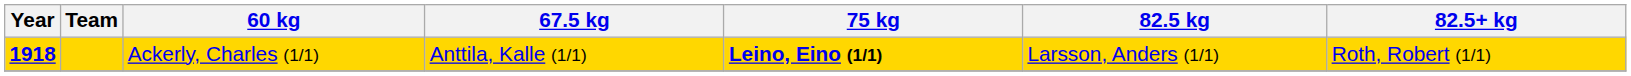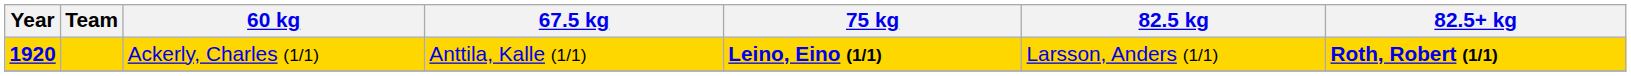(33, 53) 1918 -> (33, 53) 1920
(1411, 53) normal -> (1414, 53) bold
